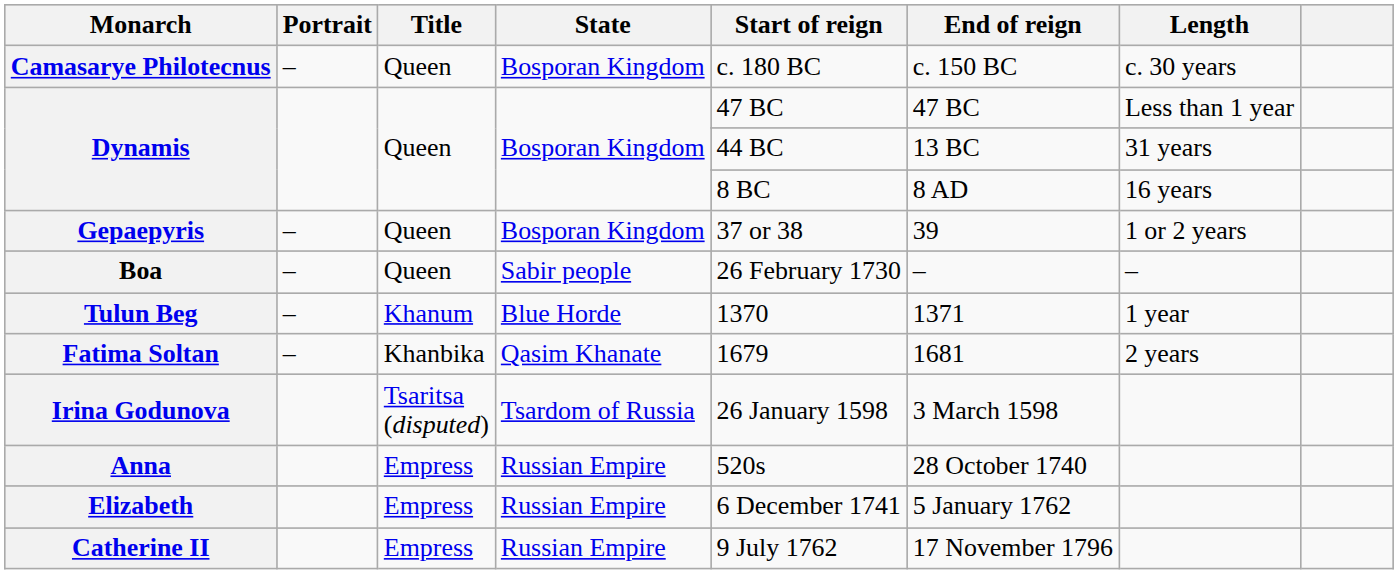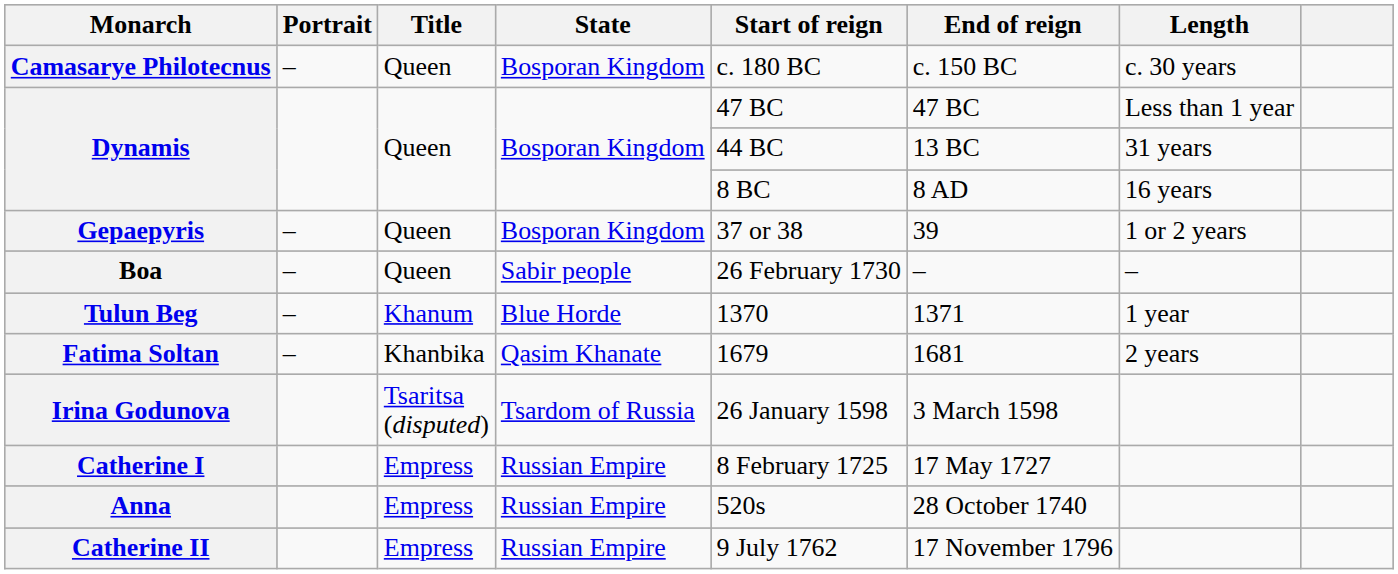+ row: (141, 465)
- row: (141, 506)
